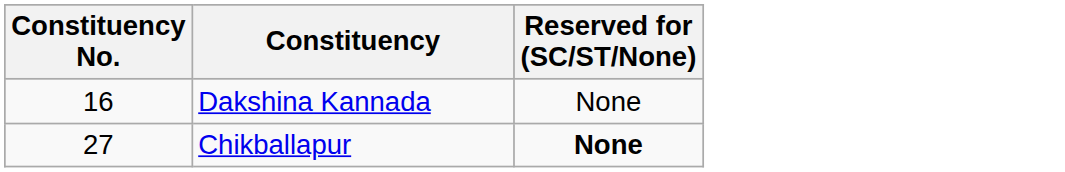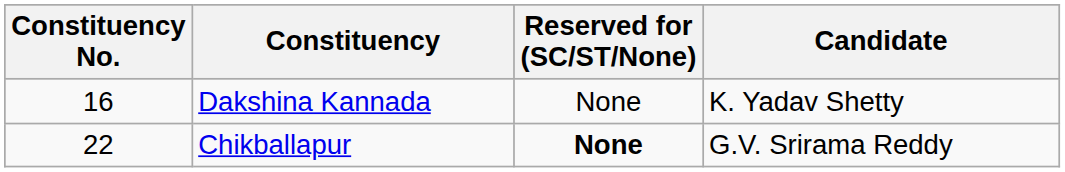+ column: (881, 41)
(98, 144) 27 -> (98, 144) 22
